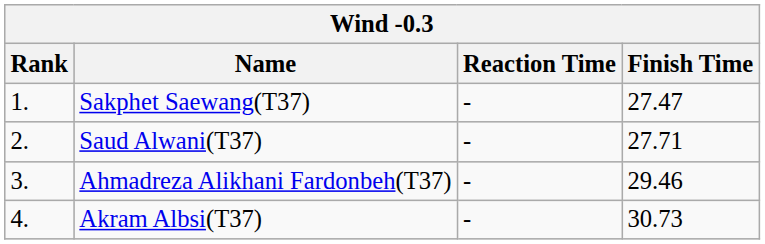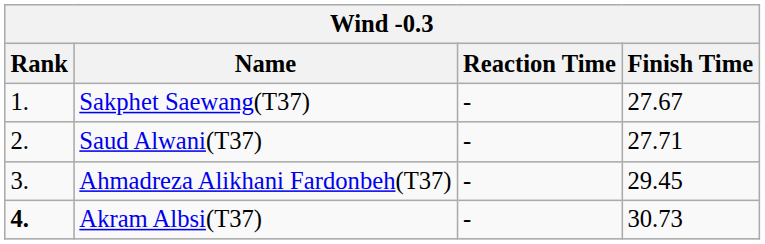(655, 102) 27.47 -> (655, 102) 27.67
(655, 180) 29.46 -> (655, 180) 29.45
(20, 219) normal -> (20, 219) bold
